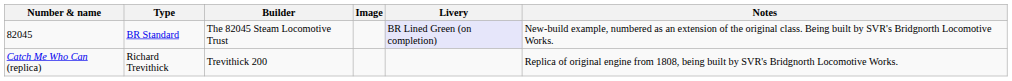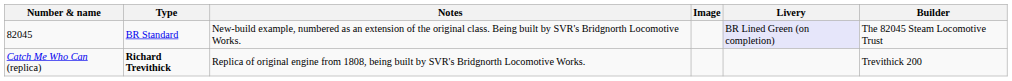columns swapped: (279, 12) <-> (765, 12)
(148, 62) normal -> (148, 62) bold
